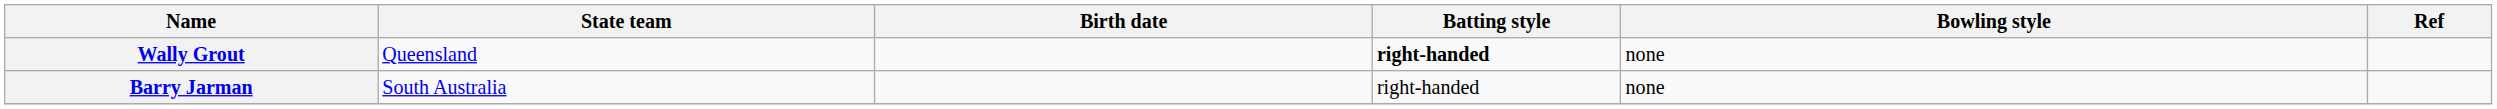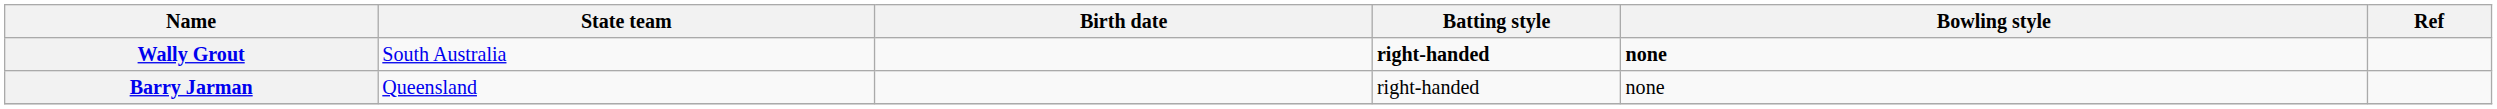(430, 54) Queensland -> (444, 54) South Australia
(1645, 54) normal -> (1646, 54) bold
(444, 87) South Australia -> (430, 87) Queensland
